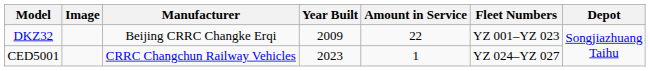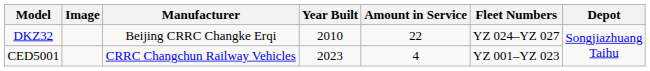(330, 35) 2009 -> (330, 35) 2010
(516, 35) YZ 001–YZ 023 -> (516, 35) YZ 024–YZ 027
(416, 55) 1 -> (416, 55) 4
(516, 55) YZ 024–YZ 027 -> (516, 55) YZ 001–YZ 023
